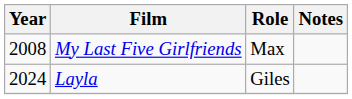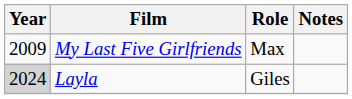(28, 49) 2008 -> (28, 49) 2009
(28, 78) no background -> (28, 78) lightgrey background
